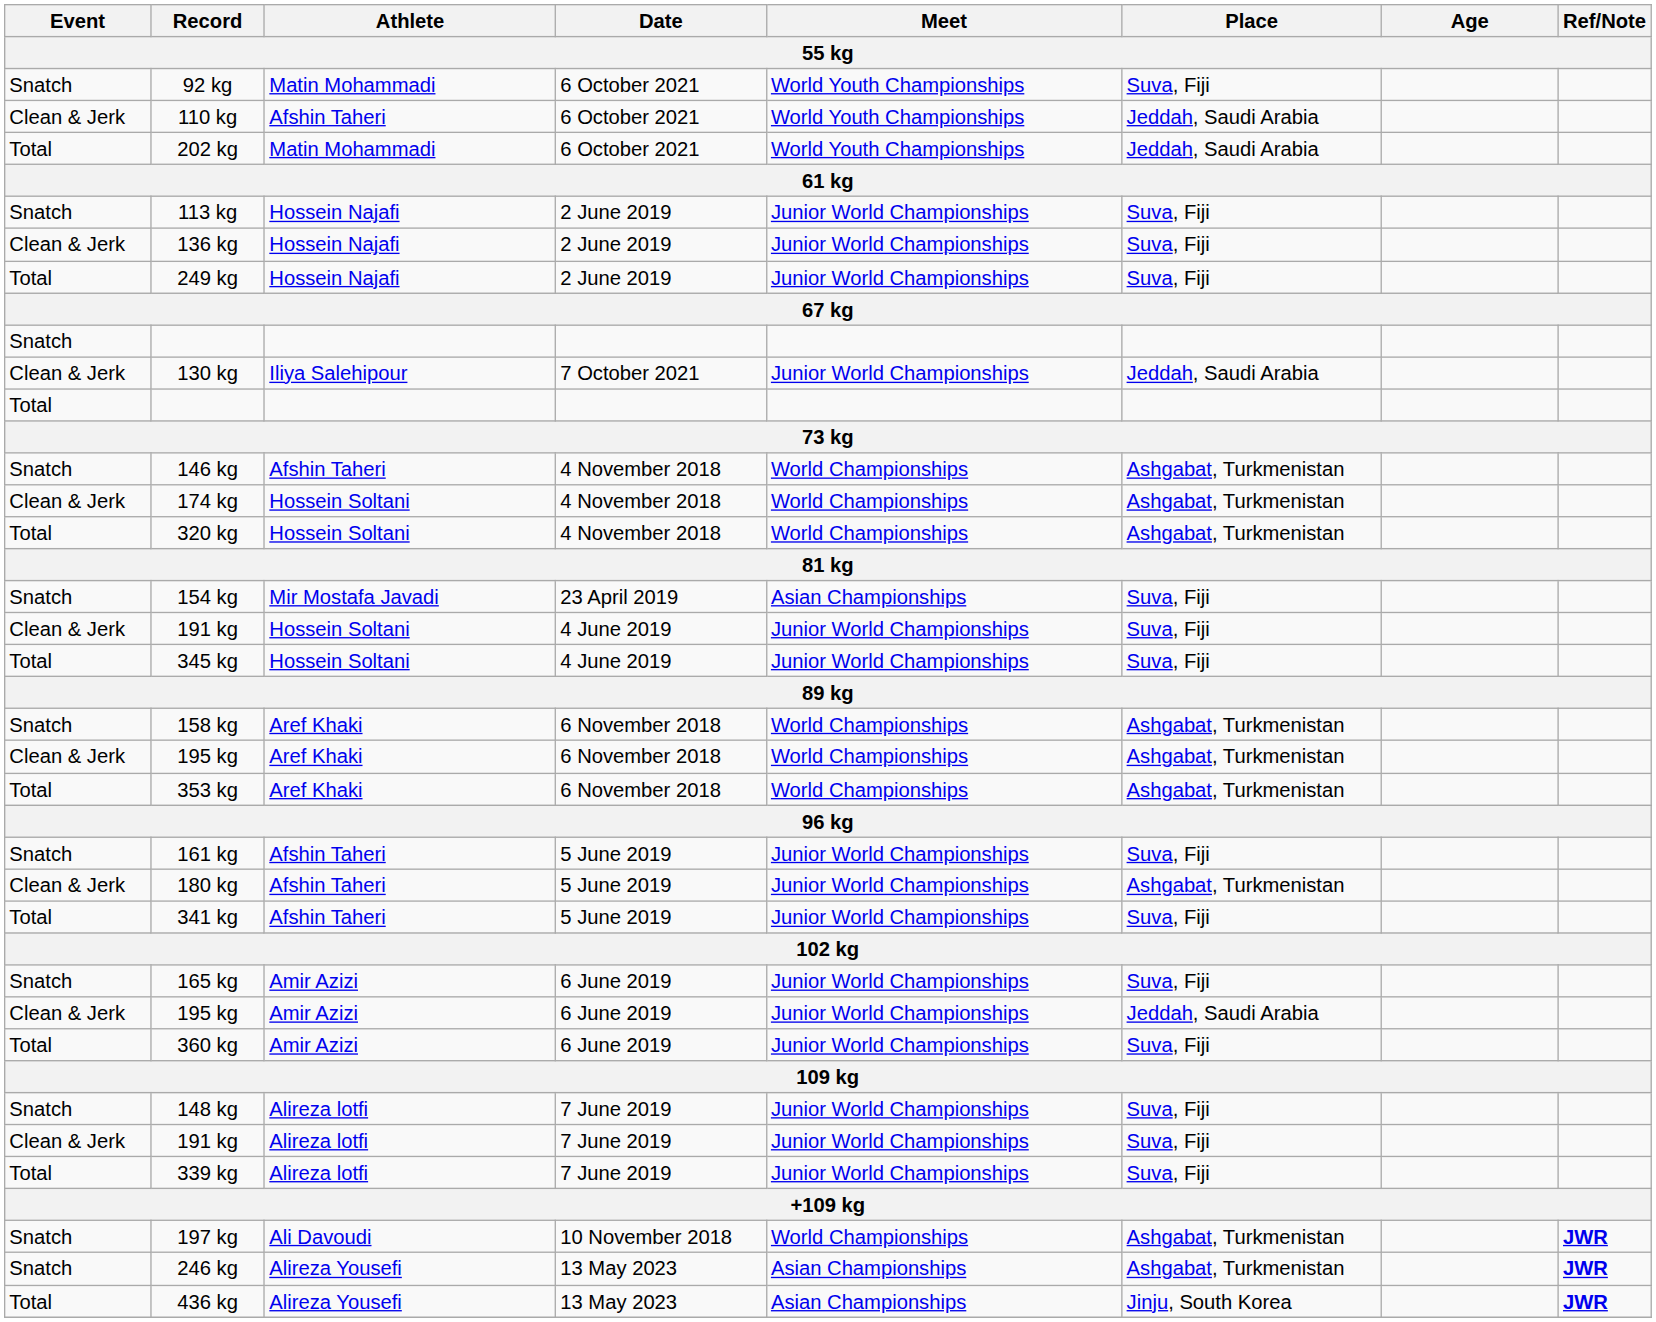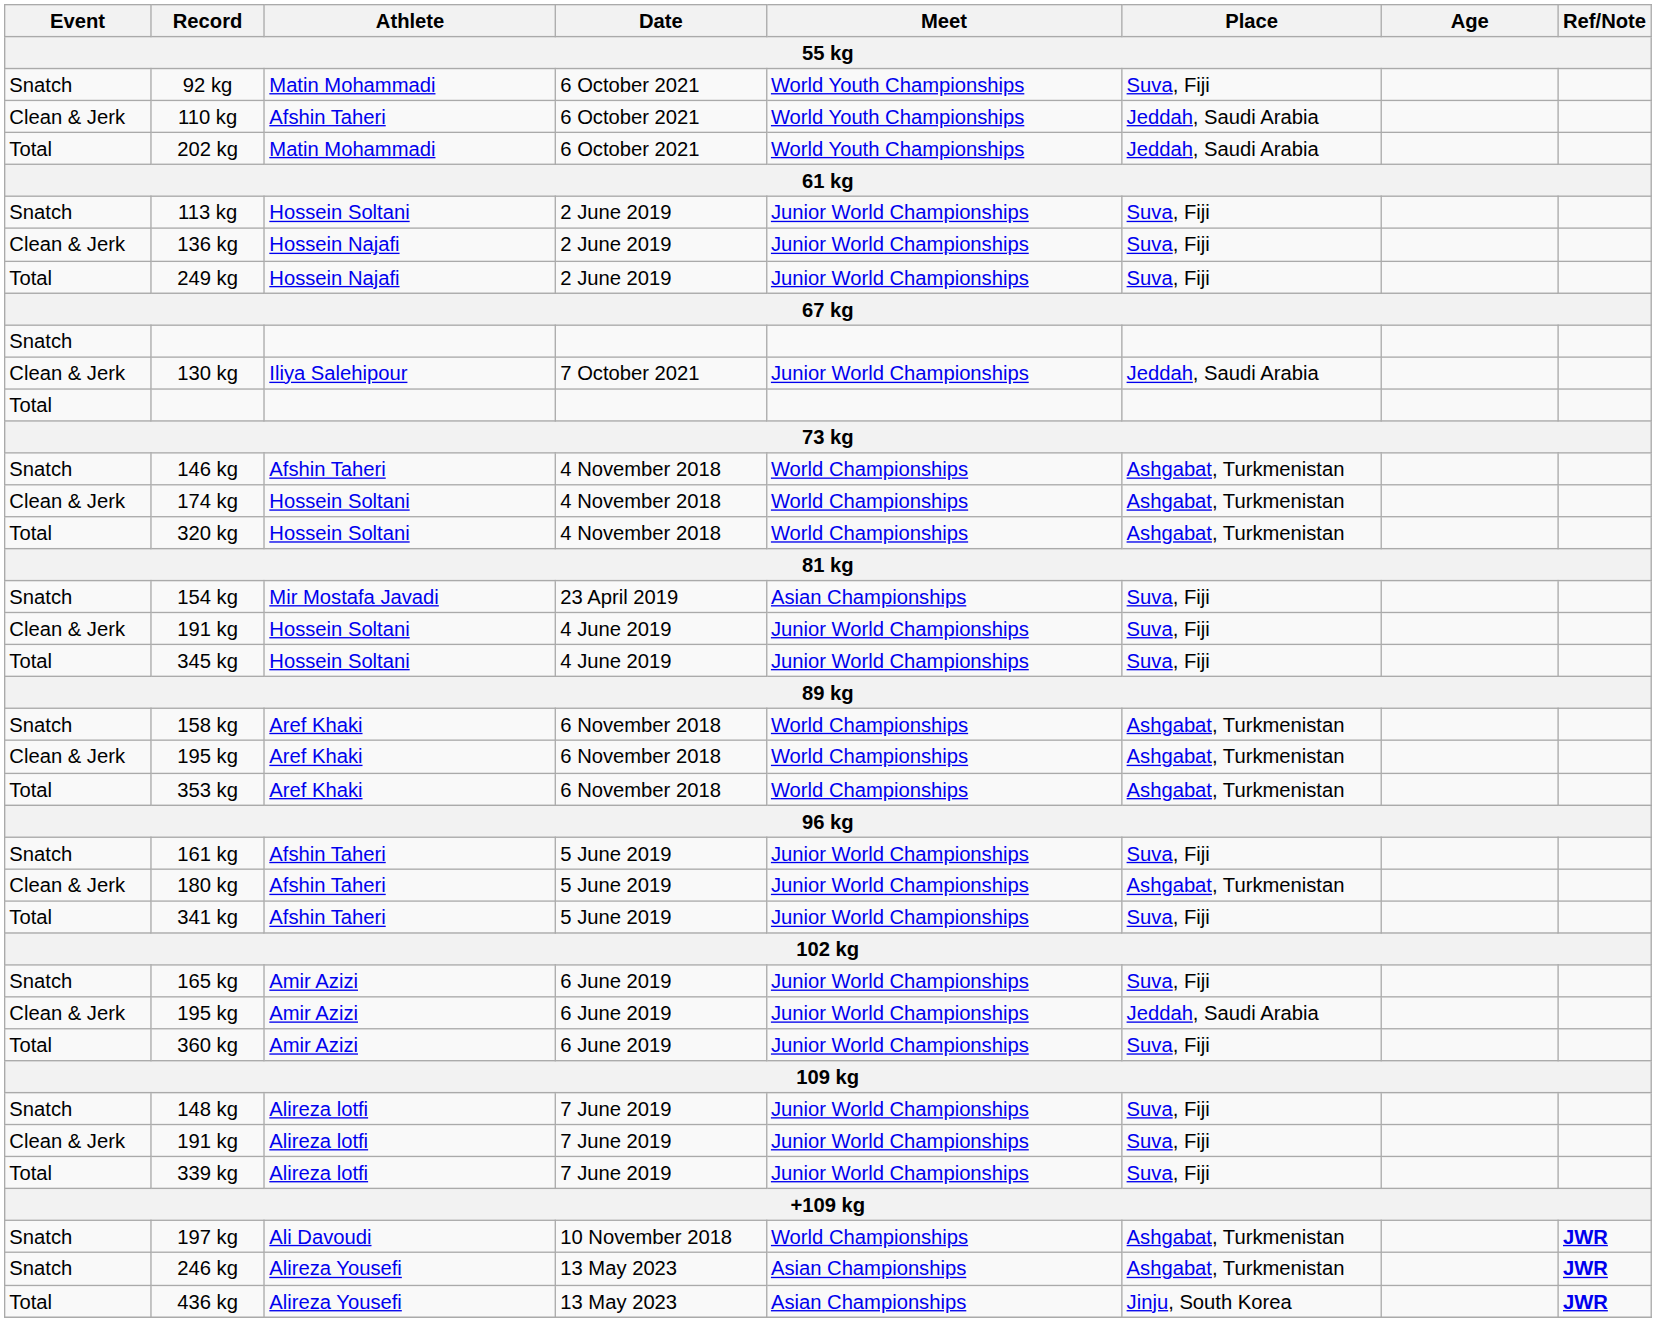(334, 213) Hossein Najafi -> (339, 213) Hossein Soltani
